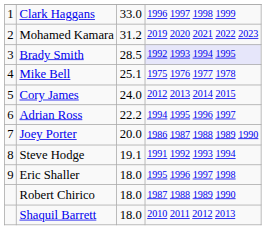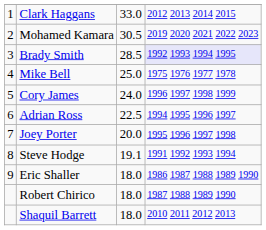(191, 14) 1996 1997 1998 1999 -> (191, 14) 2012 2013 2014 2015
(131, 34) 31.2 -> (131, 34) 30.5
(131, 74) 25.1 -> (131, 74) 25.0
(191, 94) 2012 2013 2014 2015 -> (191, 94) 1996 1997 1998 1999
(131, 114) 22.2 -> (131, 114) 22.5
(203, 134) 1986 1987 1988 1989 1990 -> (191, 134) 1995 1996 1997 1998
(191, 174) 1995 1996 1997 1998 -> (203, 174) 1986 1987 1988 1989 1990
